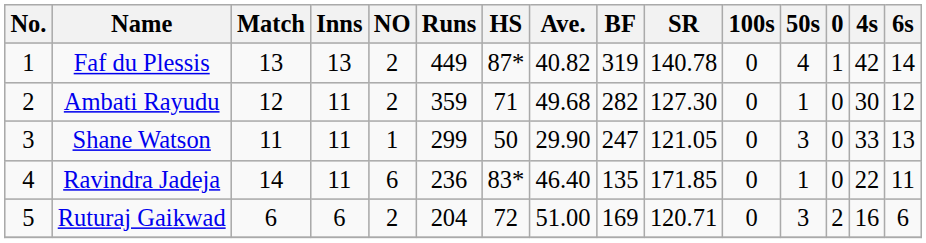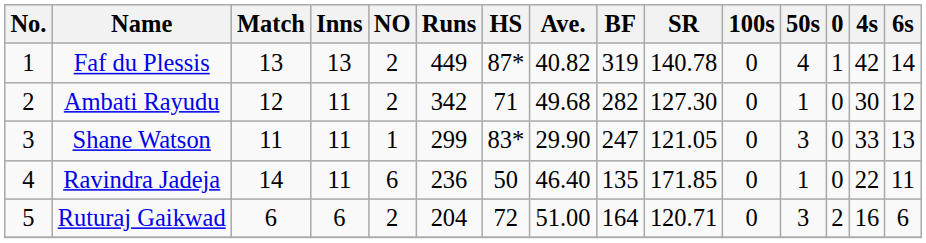(449, 101) 359 -> (449, 101) 342
(506, 140) 50 -> (506, 140) 83*
(506, 179) 83* -> (506, 179) 50
(620, 218) 169 -> (620, 218) 164
